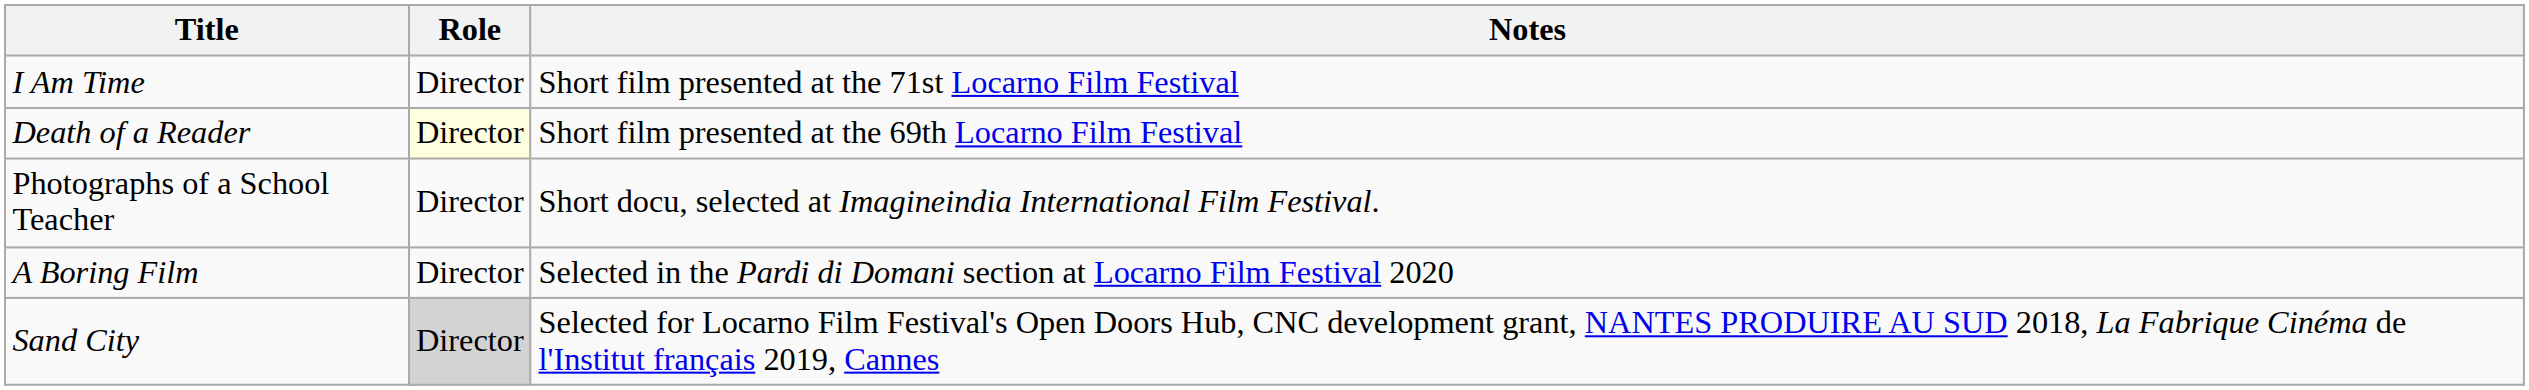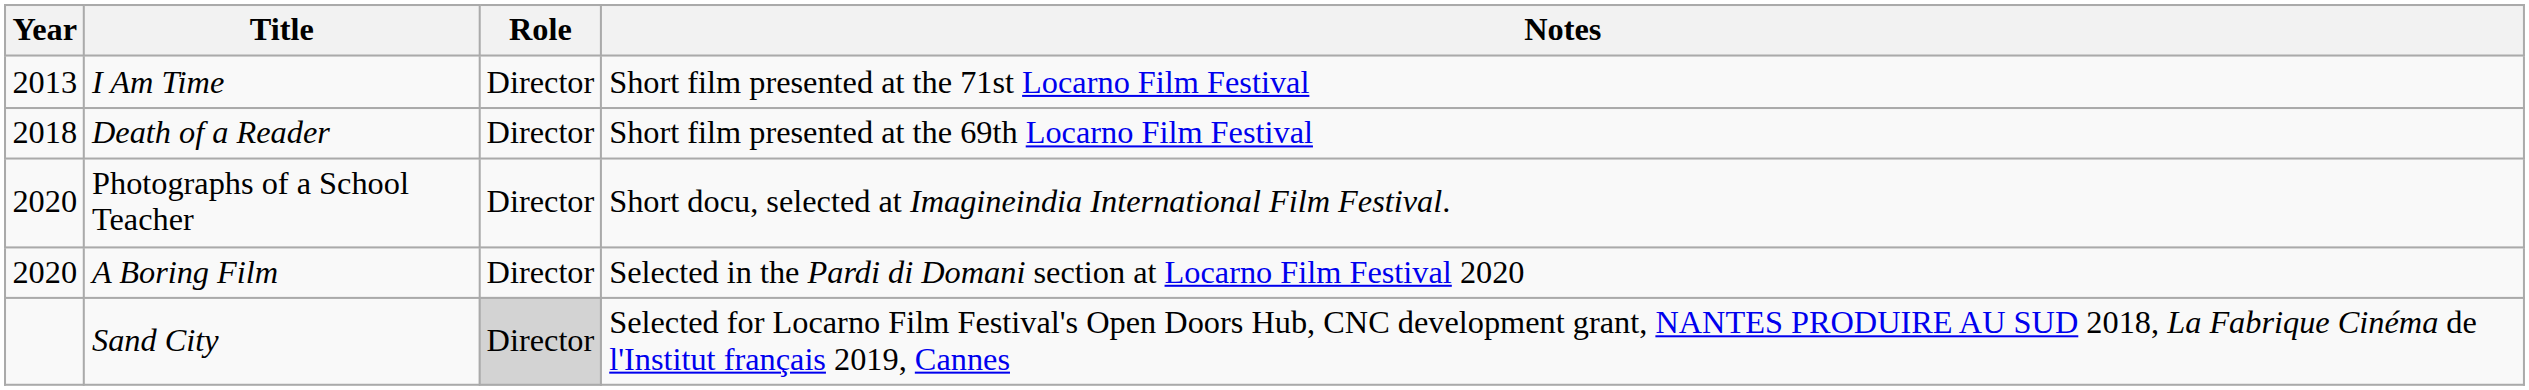+ column: (45, 30)
(470, 132) lightyellow background -> (540, 132) no background
